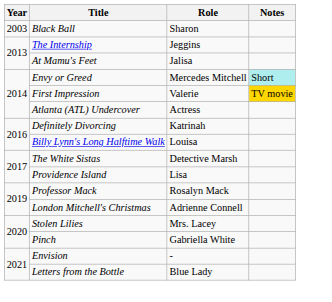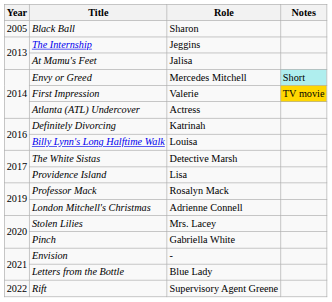(17, 28) 2003 -> (17, 28) 2005
+ row: (39, 288)
